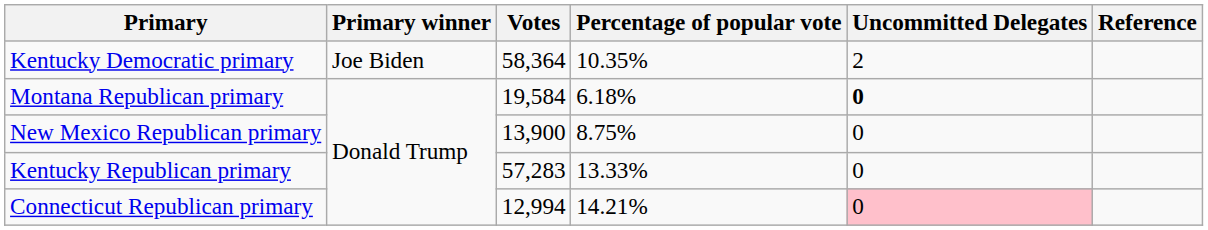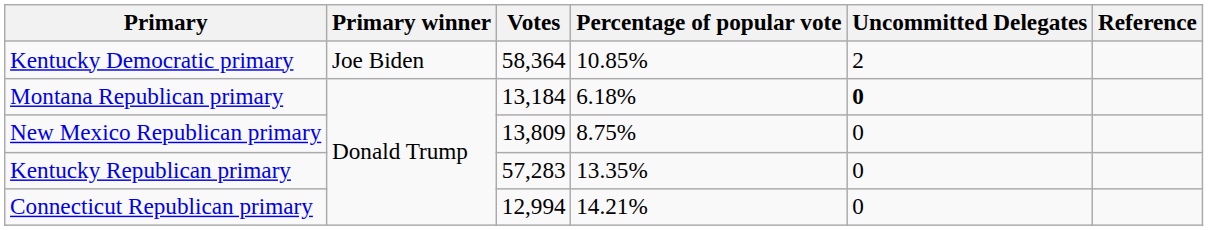(612, 59) 10.35% -> (612, 59) 10.85%
(534, 96) 19,584 -> (534, 96) 13,184
(534, 133) 13,900 -> (534, 133) 13,809
(612, 170) 13.33% -> (612, 170) 13.35%
(858, 206) pink background -> (858, 206) no background
